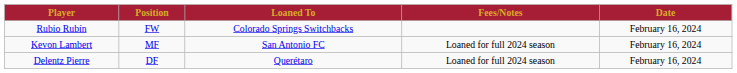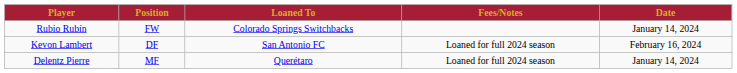(666, 28) February 16, 2024 -> (666, 28) January 14, 2024
(152, 44) MF -> (152, 44) DF
(152, 60) DF -> (152, 60) MF
(666, 60) February 16, 2024 -> (666, 60) January 14, 2024
